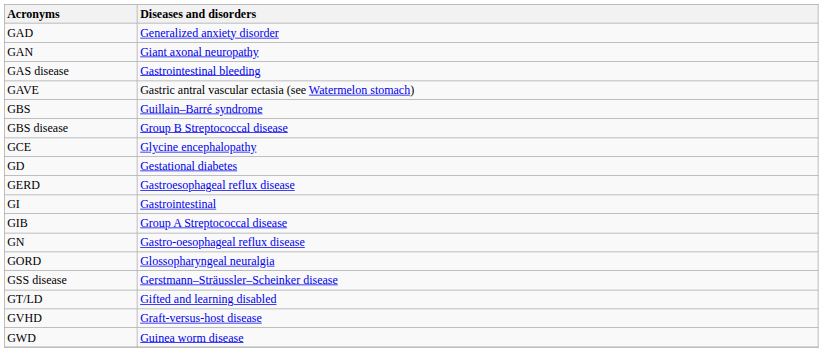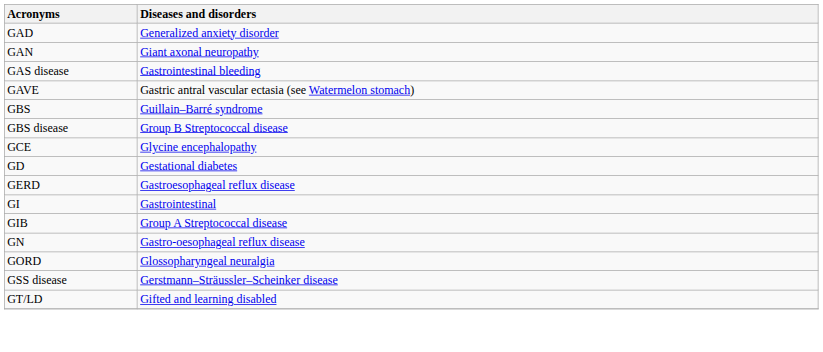- row: (24, 318)
- row: (21, 337)
